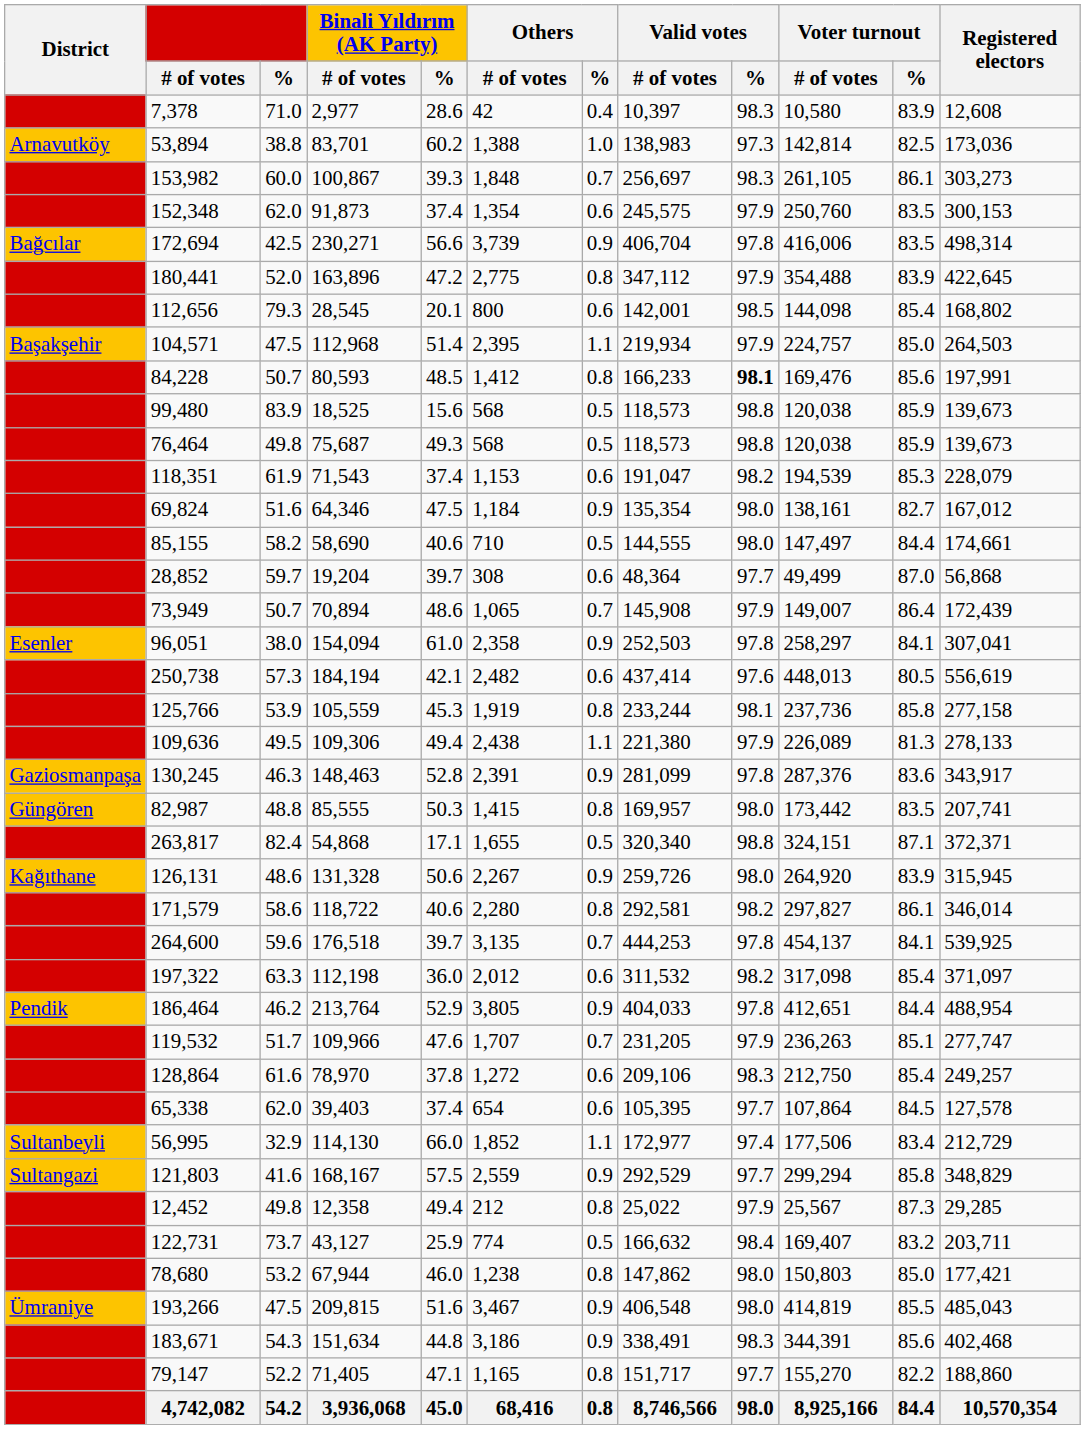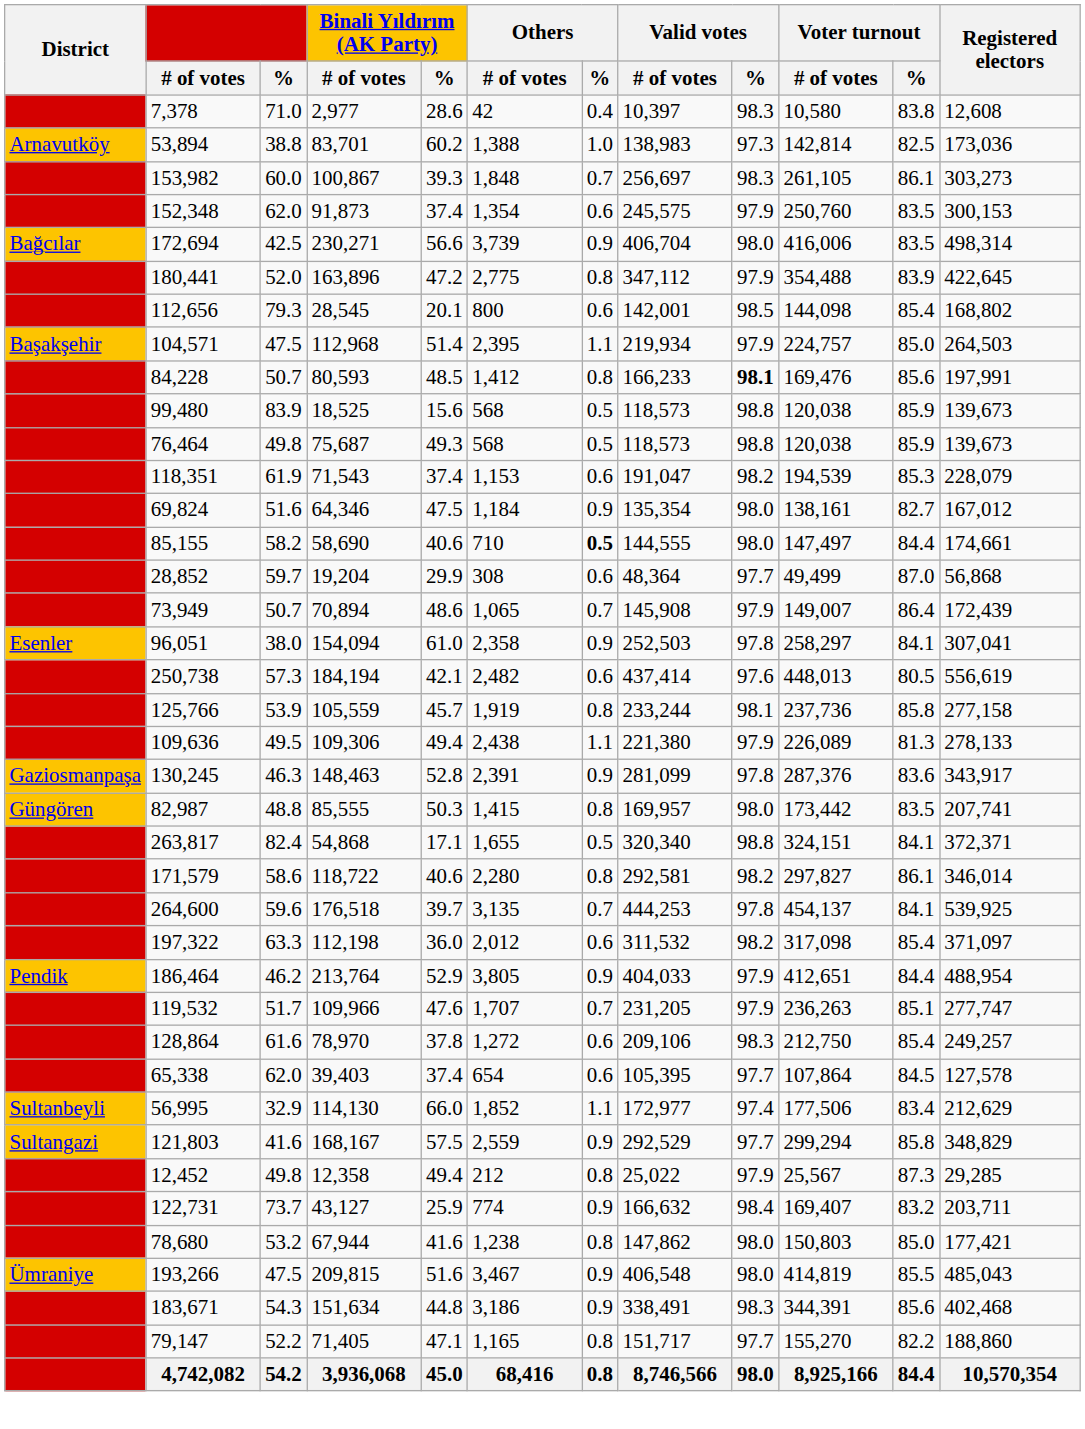(916, 111) 83.9 -> (916, 111) 83.8
(755, 244) 97.8 -> (755, 244) 98.0
(600, 543) normal -> (600, 543) bold
(444, 576) 39.7 -> (444, 576) 29.9
(444, 709) 45.3 -> (444, 709) 45.7
(916, 842) 87.1 -> (916, 842) 84.1
- row: (185, 875)
(755, 1008) 97.8 -> (755, 975) 97.9
(978, 1141) 212,729 -> (978, 1108) 212,629
(600, 1241) 0.5 -> (600, 1208) 0.9
(444, 1274) 46.0 -> (444, 1241) 41.6
